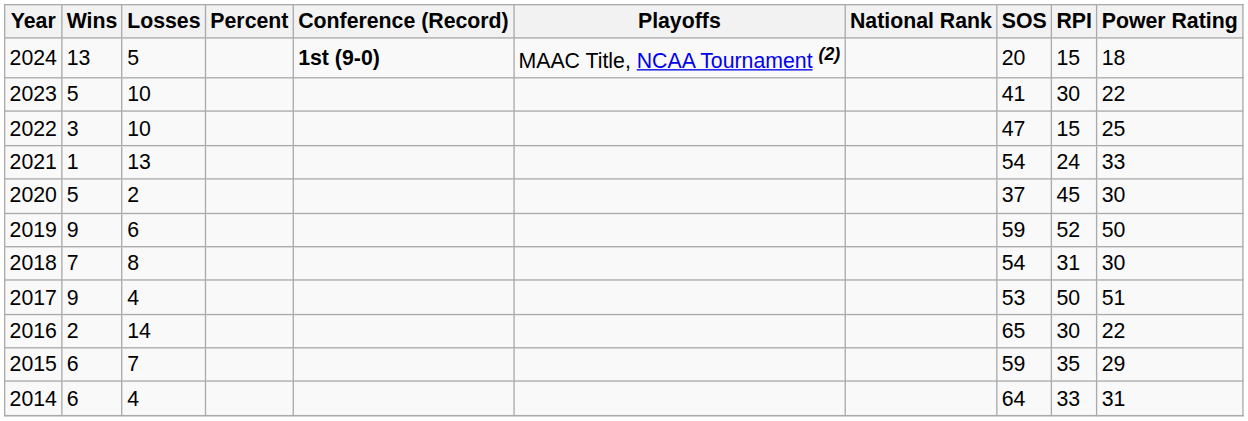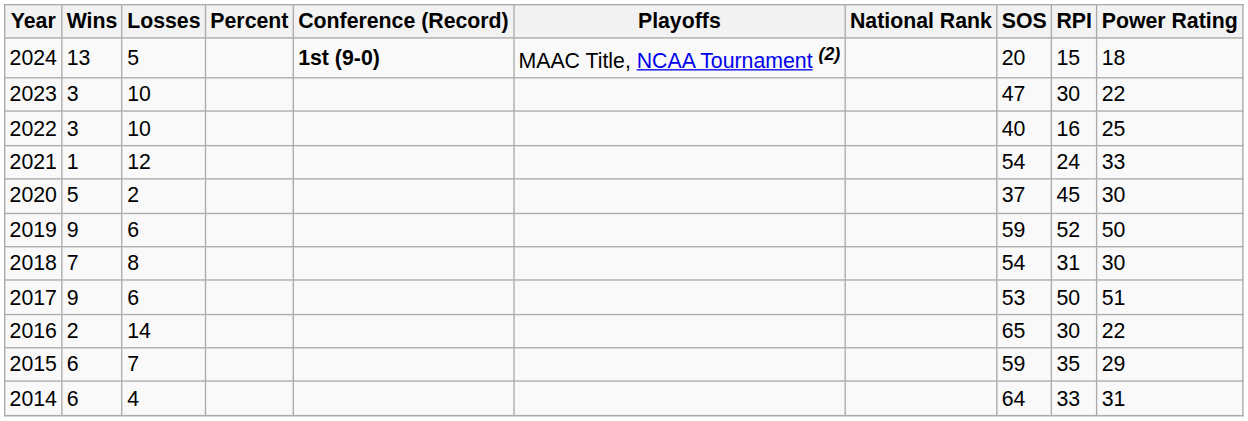(73, 94) 5 -> (73, 94) 3
(1014, 94) 41 -> (1014, 94) 47
(1014, 128) 47 -> (1014, 128) 40
(1068, 128) 15 -> (1068, 128) 16
(139, 162) 13 -> (139, 162) 12
(133, 297) 4 -> (133, 297) 6
